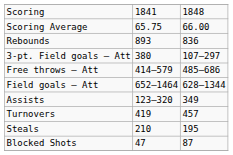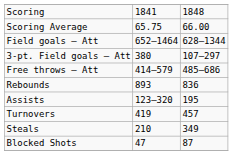rows swapped: (52, 85) <-> (28, 41)
(191, 99) 349 -> (191, 99) 195
(191, 129) 195 -> (191, 129) 349
